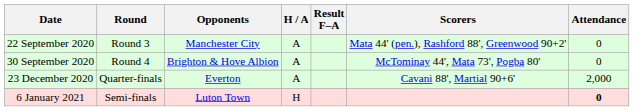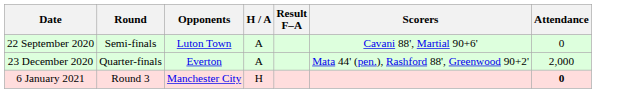(130, 43) Round 3 -> (130, 43) Semi-finals
(223, 43) Manchester City -> (204, 43) Luton Town
(458, 43) Mata 44' (pen.), Rashford 88', Greenwood 90+2' -> (421, 43) Cavani 88', Martial 90+6'
- row: (50, 61)
(458, 79) Cavani 88', Martial 90+6' -> (421, 61) Mata 44' (pen.), Rashford 88', Greenwood 90+2'
(130, 97) Semi-finals -> (130, 79) Round 3
(223, 97) Luton Town -> (204, 79) Manchester City
